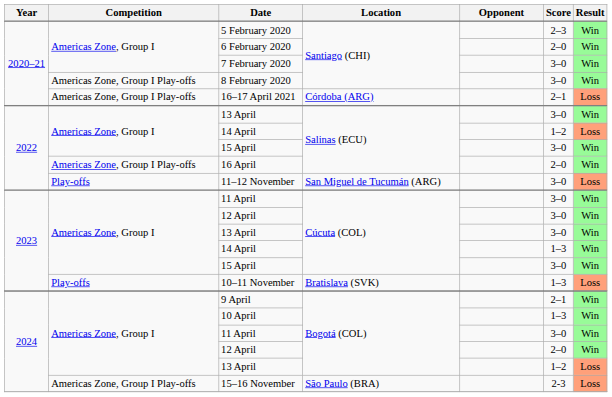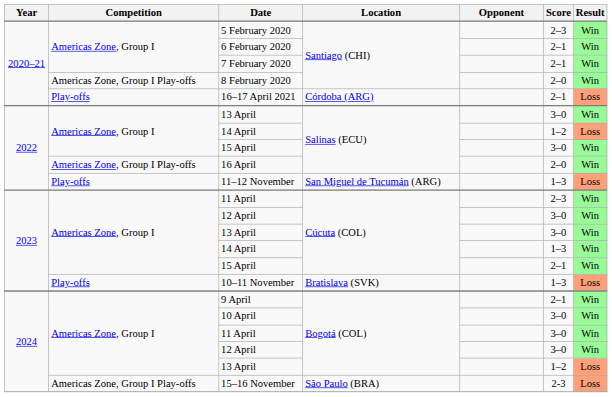(558, 47) 2–0 -> (558, 47) 2–1
(558, 63) 3–0 -> (558, 63) 2–1
(558, 80) 3–0 -> (558, 80) 2–0
(123, 97) Americas Zone, Group I Play-offs -> (70, 97) Play-offs
(558, 181) 3–0 -> (558, 181) 1–3
(558, 199) 3–0 -> (558, 199) 2–3
(558, 266) 3–0 -> (558, 266) 2–1
(558, 316) 1–3 -> (558, 316) 3–0
(558, 350) 2–0 -> (558, 350) 3–0
